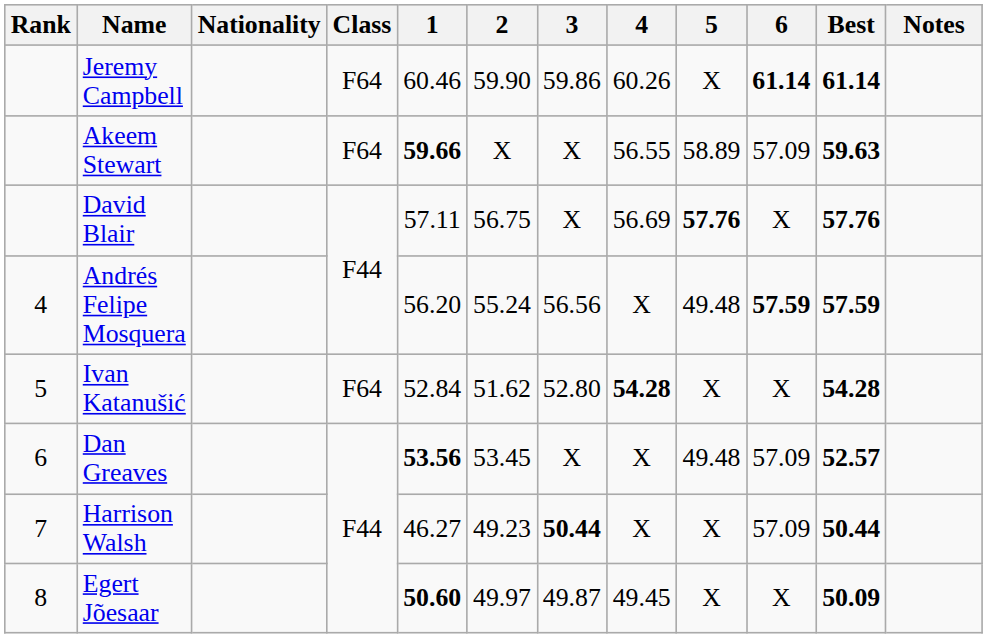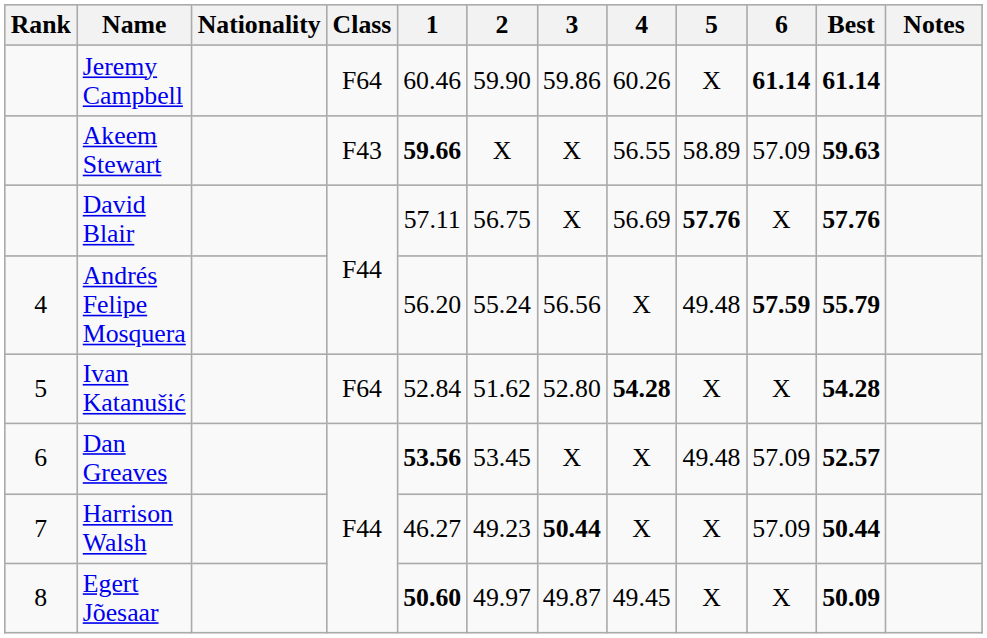(362, 150) F64 -> (362, 150) F43
(851, 304) 57.59 -> (851, 304) 55.79
